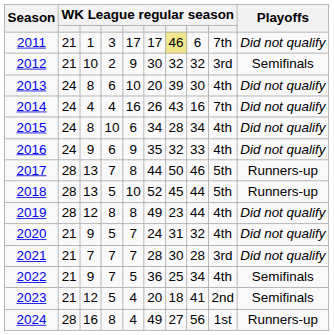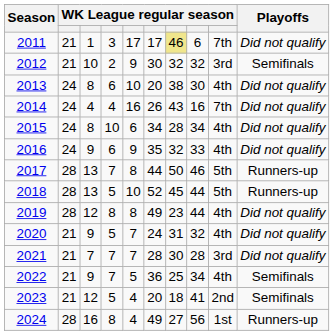(176, 85) 39 -> (176, 85) 38
